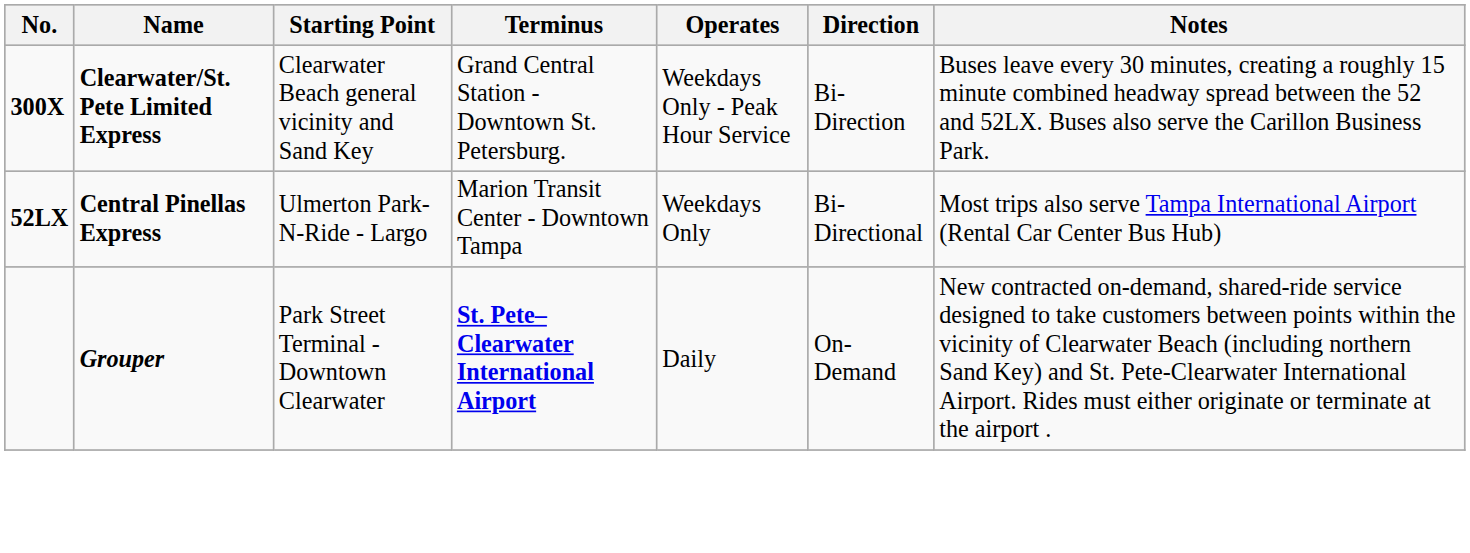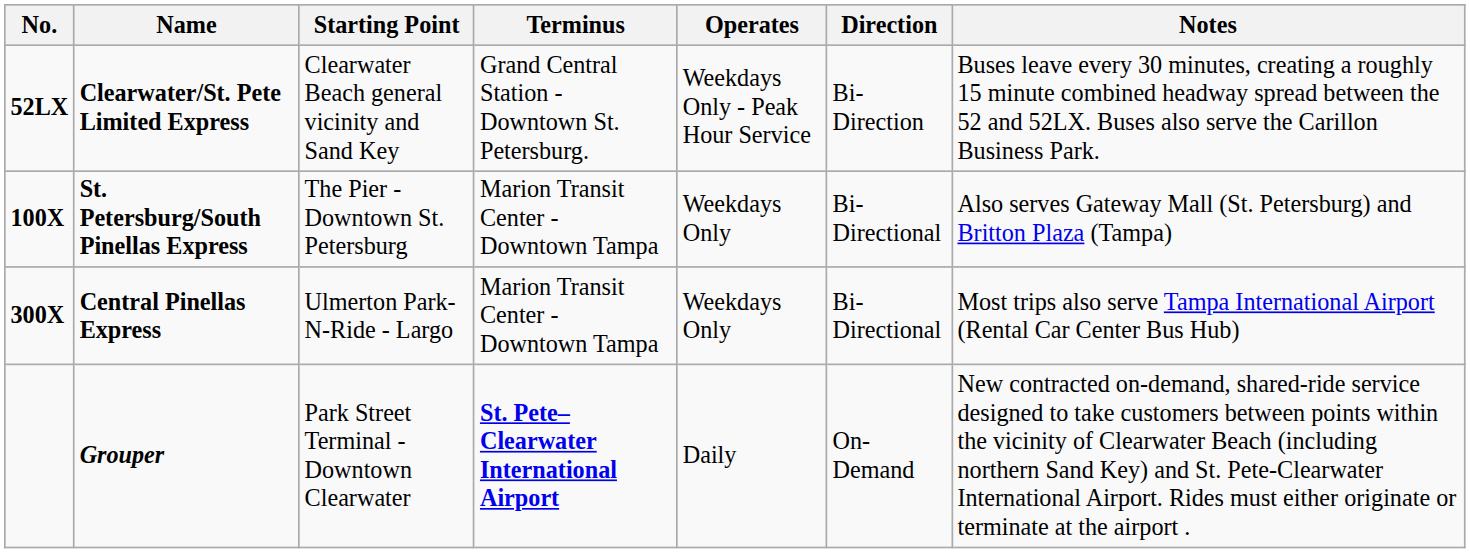(37, 107) 300X -> (39, 107) 52LX
+ row: (170, 218)
(39, 218) 52LX -> (37, 315) 300X
